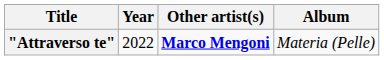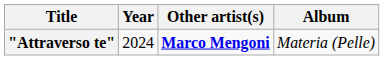(138, 42) 2022 -> (138, 42) 2024
